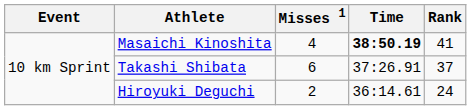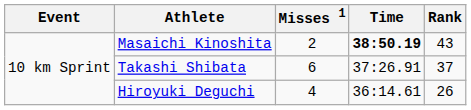(312, 44) 4 -> (312, 44) 2
(445, 44) 41 -> (445, 44) 43
(312, 92) 2 -> (312, 92) 4
(445, 92) 24 -> (445, 92) 26
